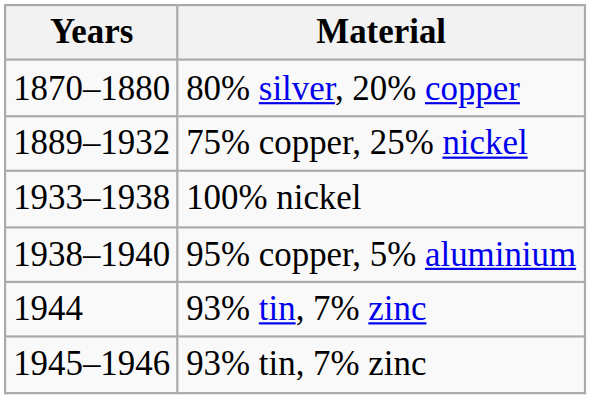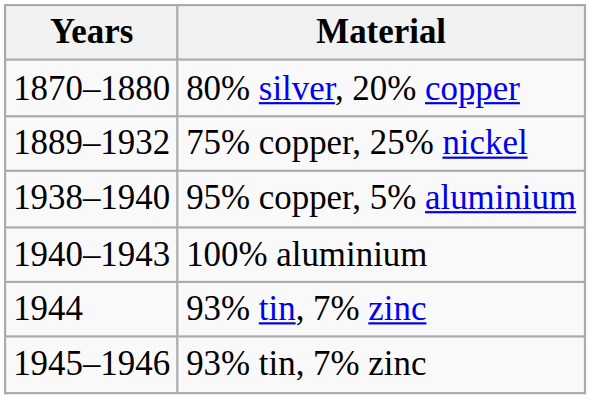- row: (92, 198)
+ row: (92, 253)
